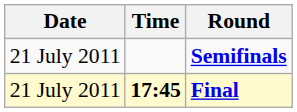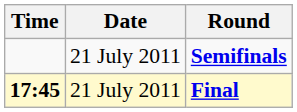columns swapped: (65, 21) <-> (156, 21)
